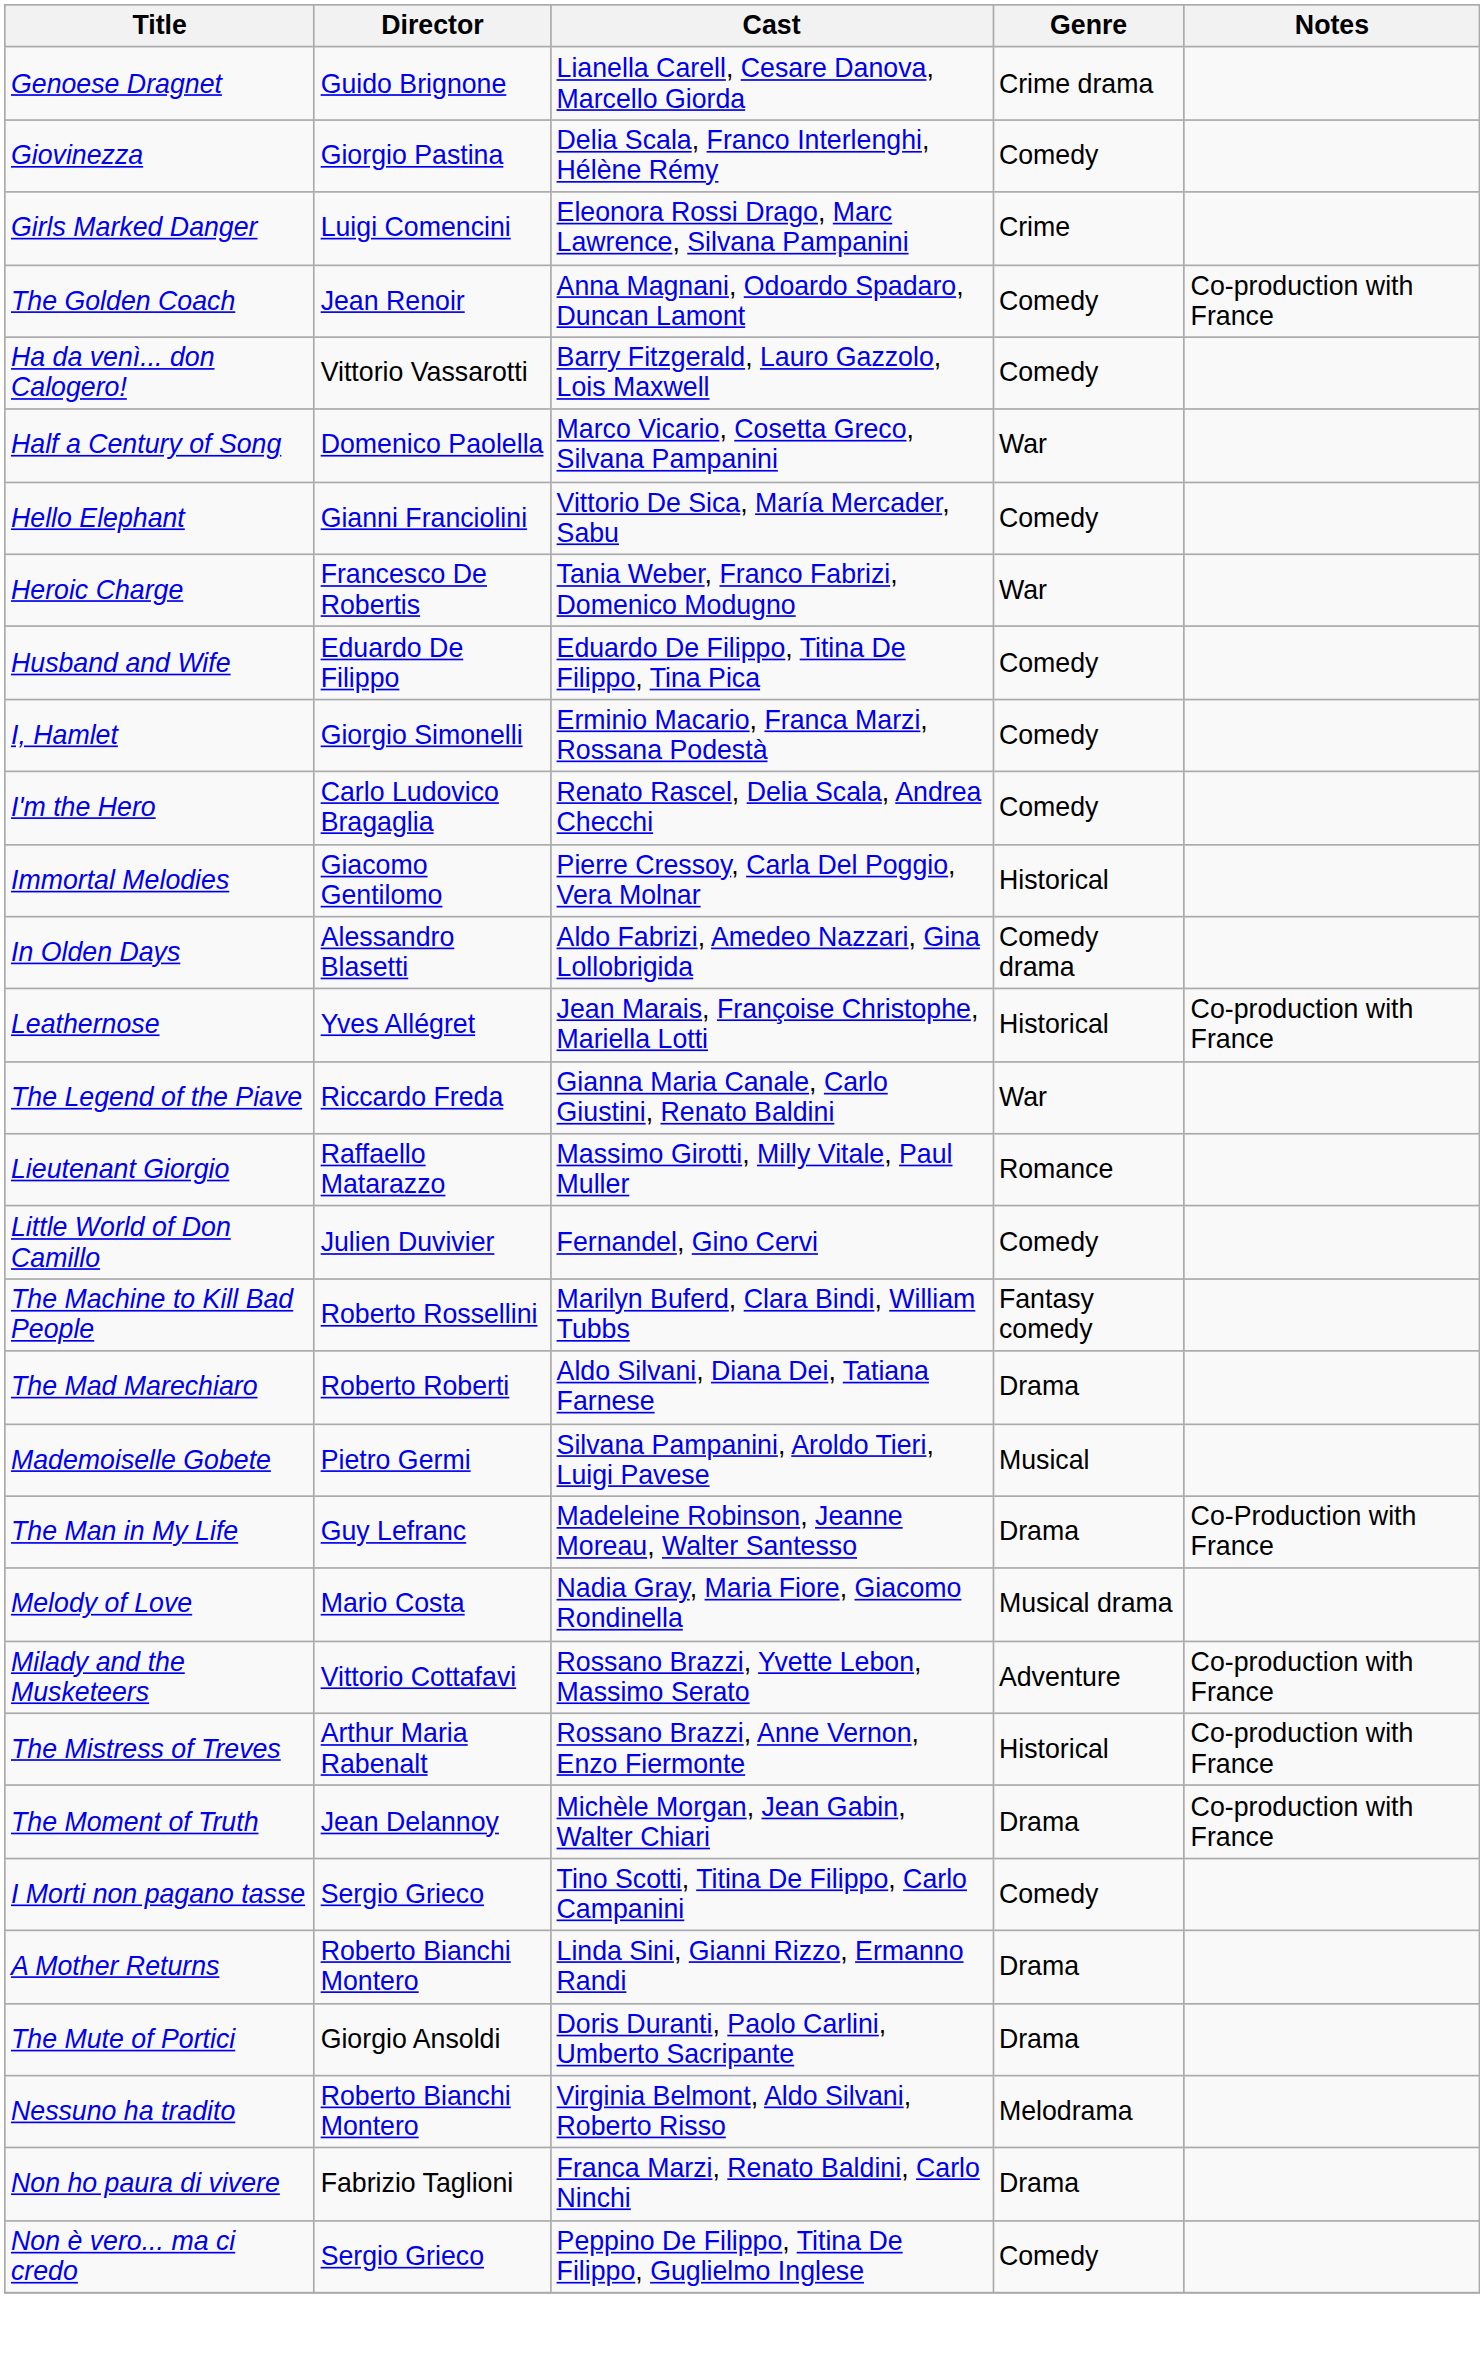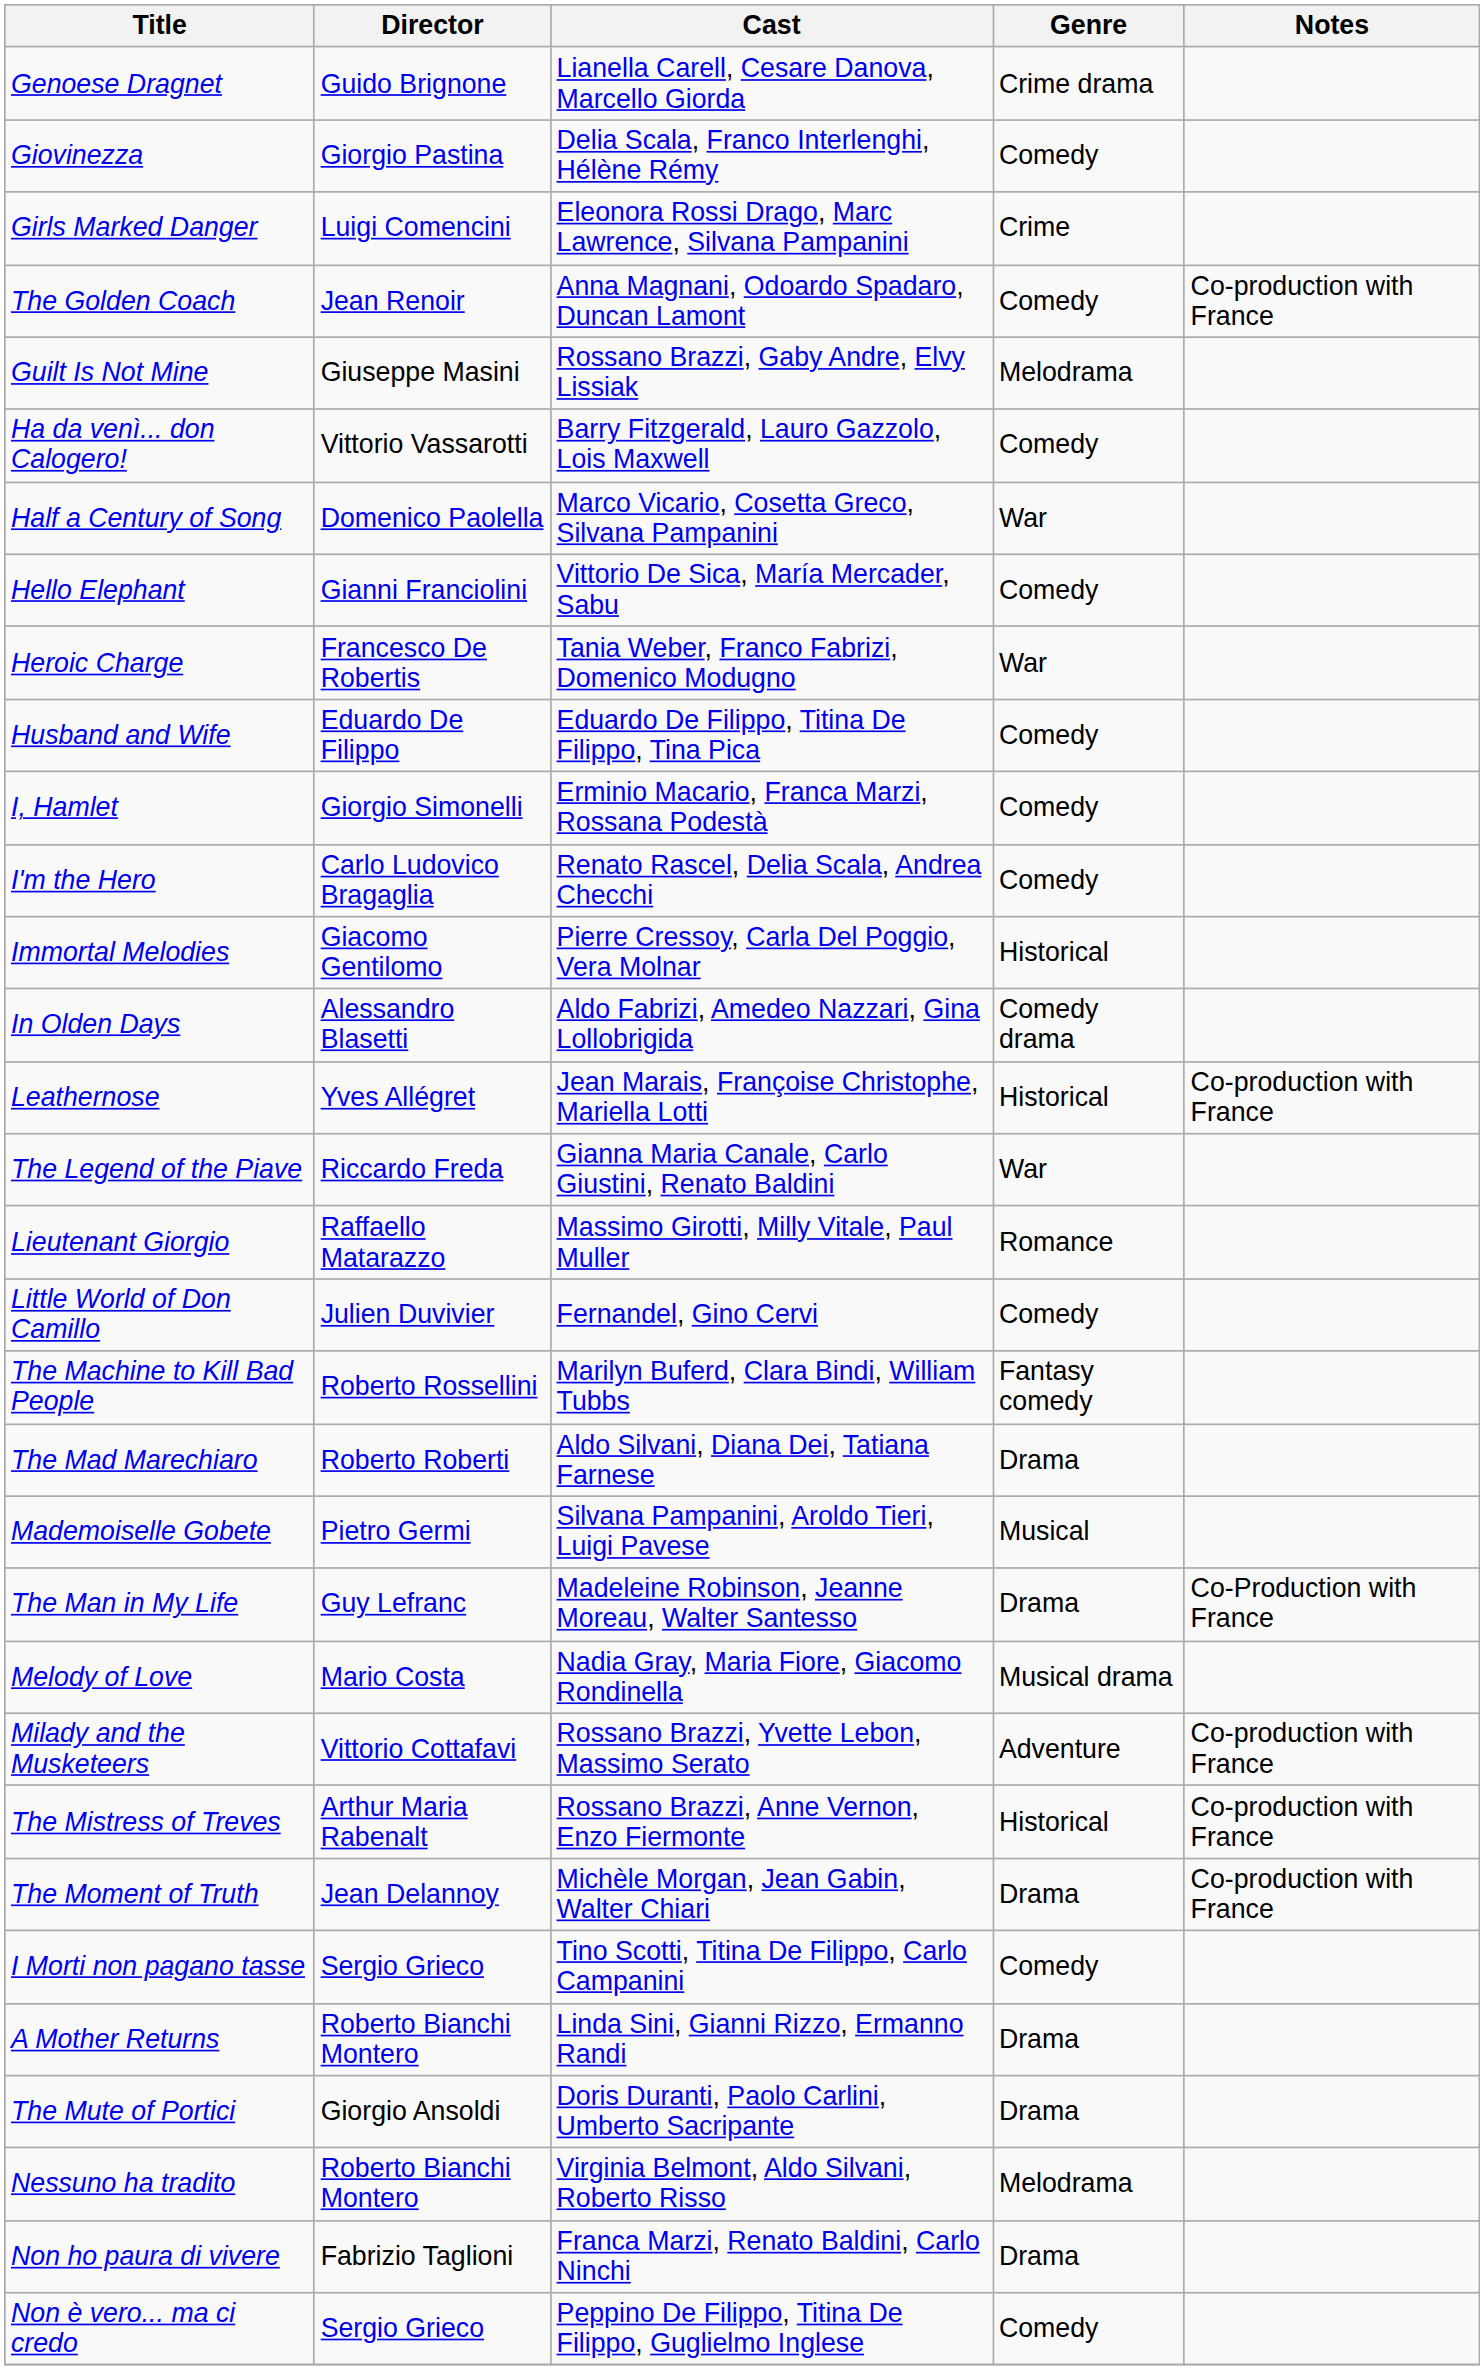+ row: (110, 372)
